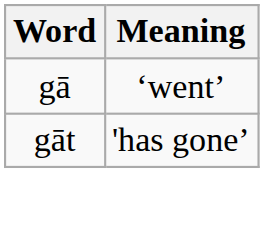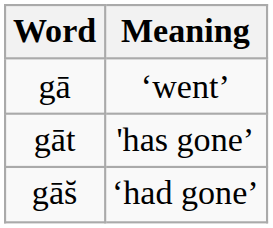+ row: (55, 193)
